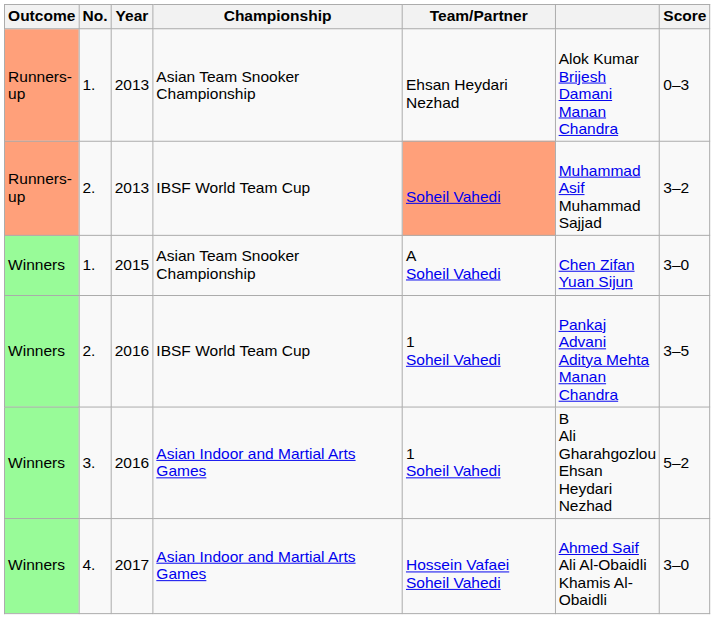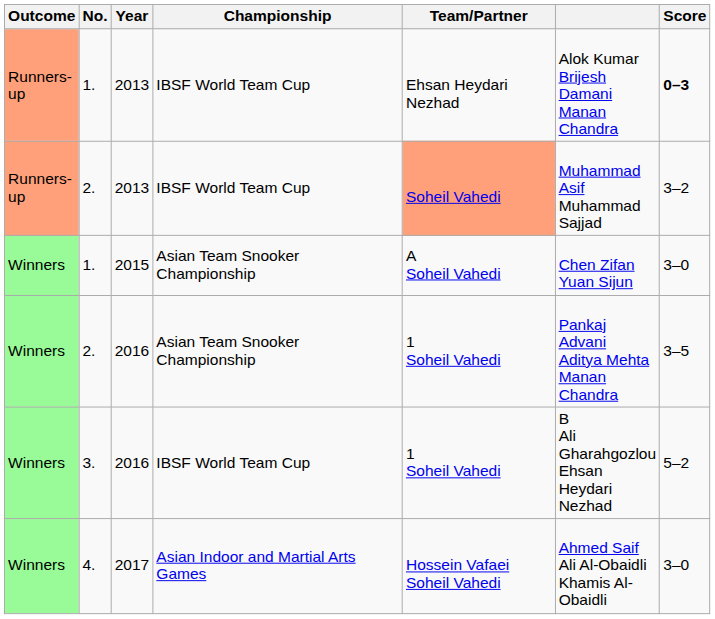(228, 85) Asian Team Snooker Championship -> (233, 85) IBSF World Team Cup
(676, 85) normal -> (676, 85) bold
(233, 350) IBSF World Team Cup -> (228, 350) Asian Team Snooker Championship
(256, 462) Asian Indoor and Martial Arts Games -> (233, 462) IBSF World Team Cup
